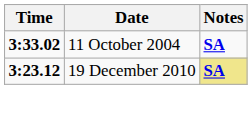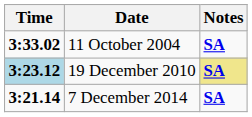(34, 71) no background -> (34, 71) lightblue background
+ row: (128, 97)
